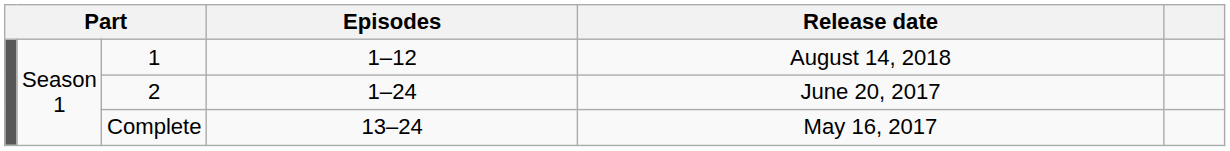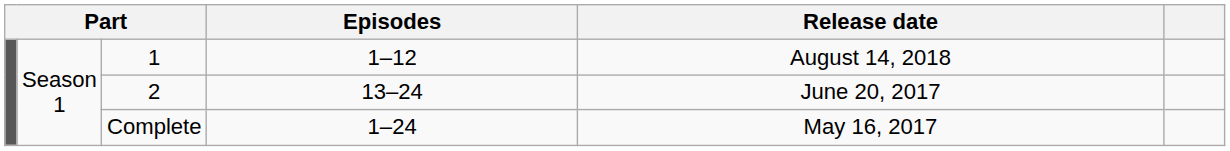(392, 92) 1–24 -> (392, 92) 13–24
(392, 127) 13–24 -> (392, 127) 1–24
